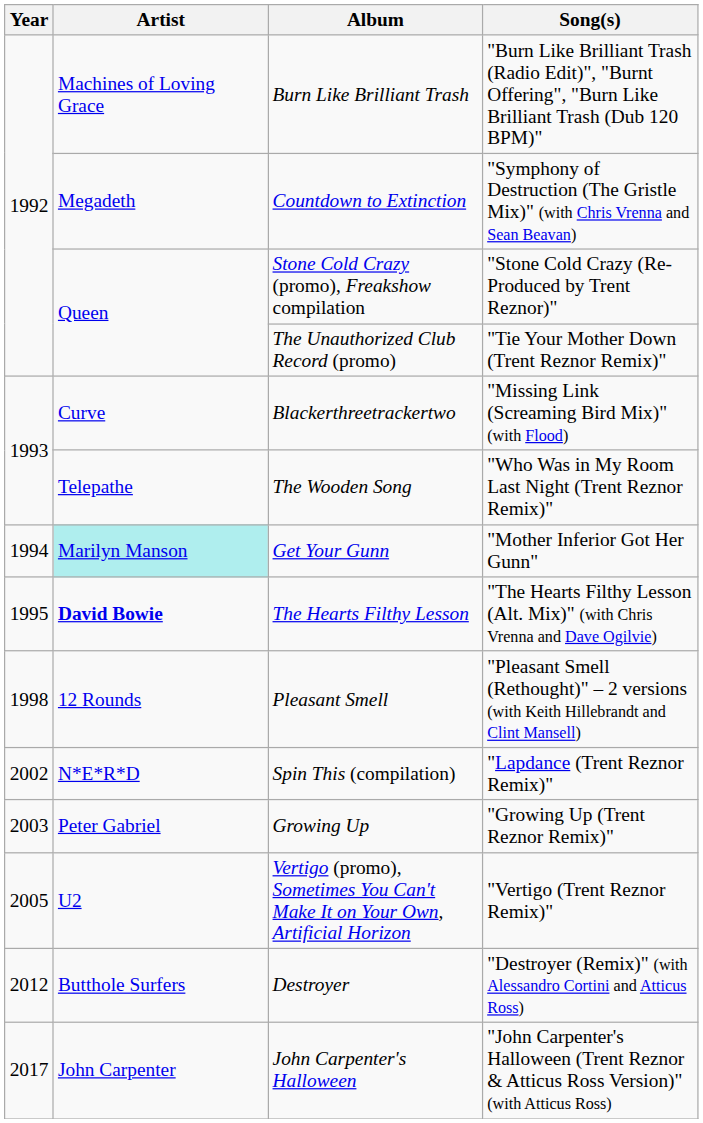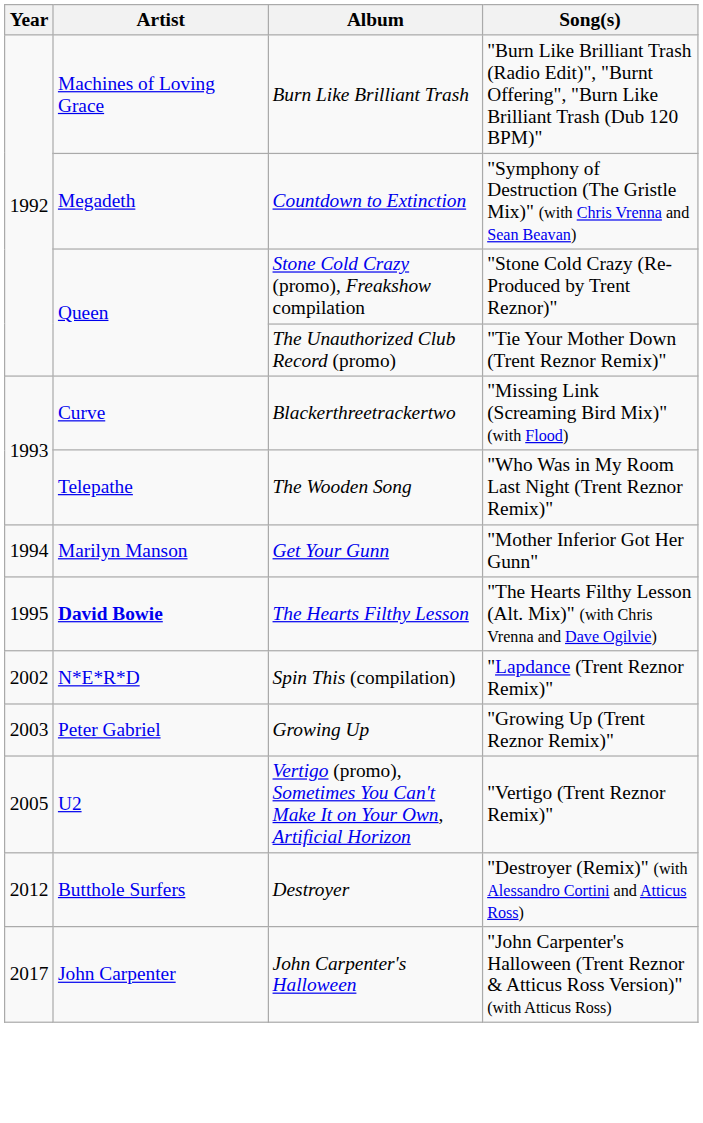(123, 550) paleturquoise background -> (123, 550) no background
- row: (330, 699)
